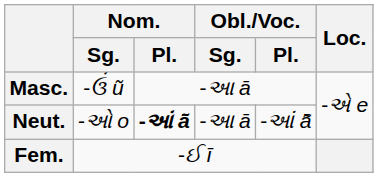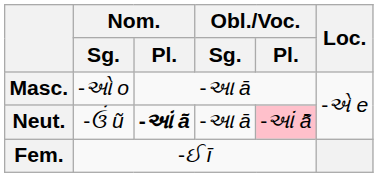(103, 88) -ઉં ũ -> (103, 88) -ઓ o
(103, 121) -ઓ o -> (103, 121) -ઉં ũ
(286, 121) no background -> (286, 121) pink background
